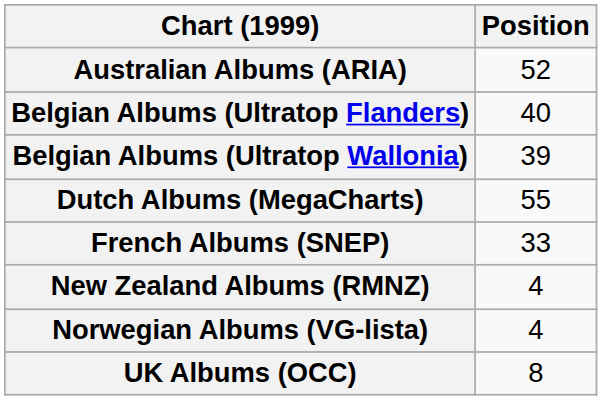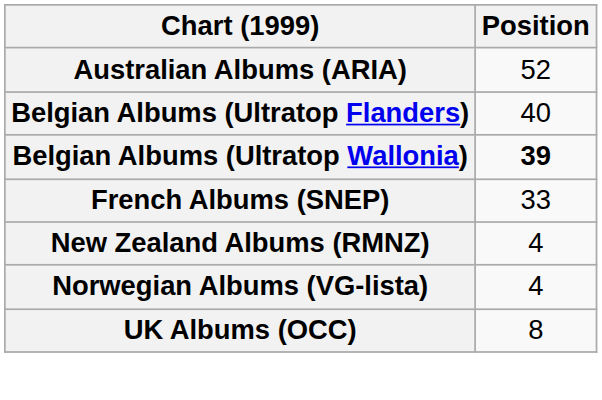(536, 156) normal -> (536, 156) bold
- row: (240, 199)
